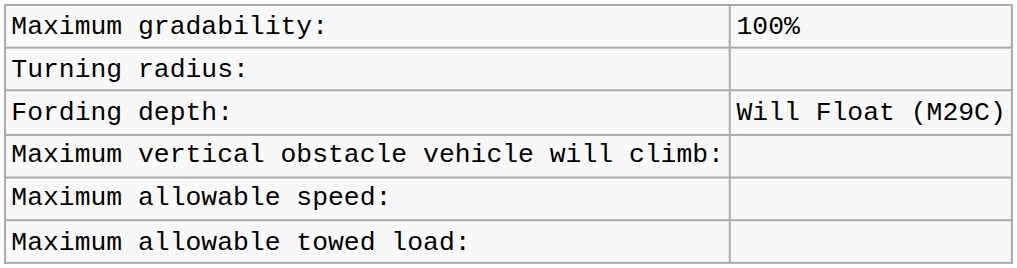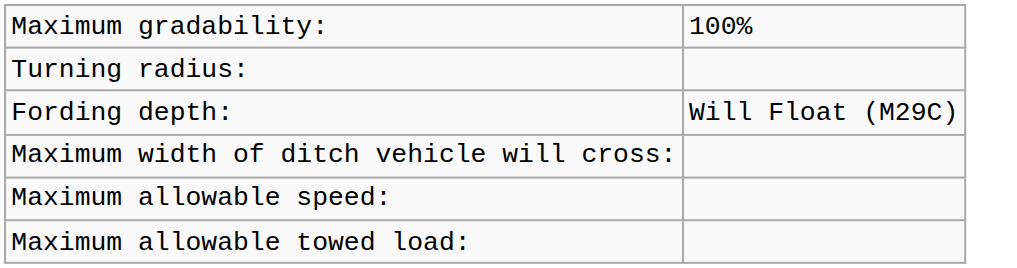+ row: (344, 156)
- row: (368, 156)
